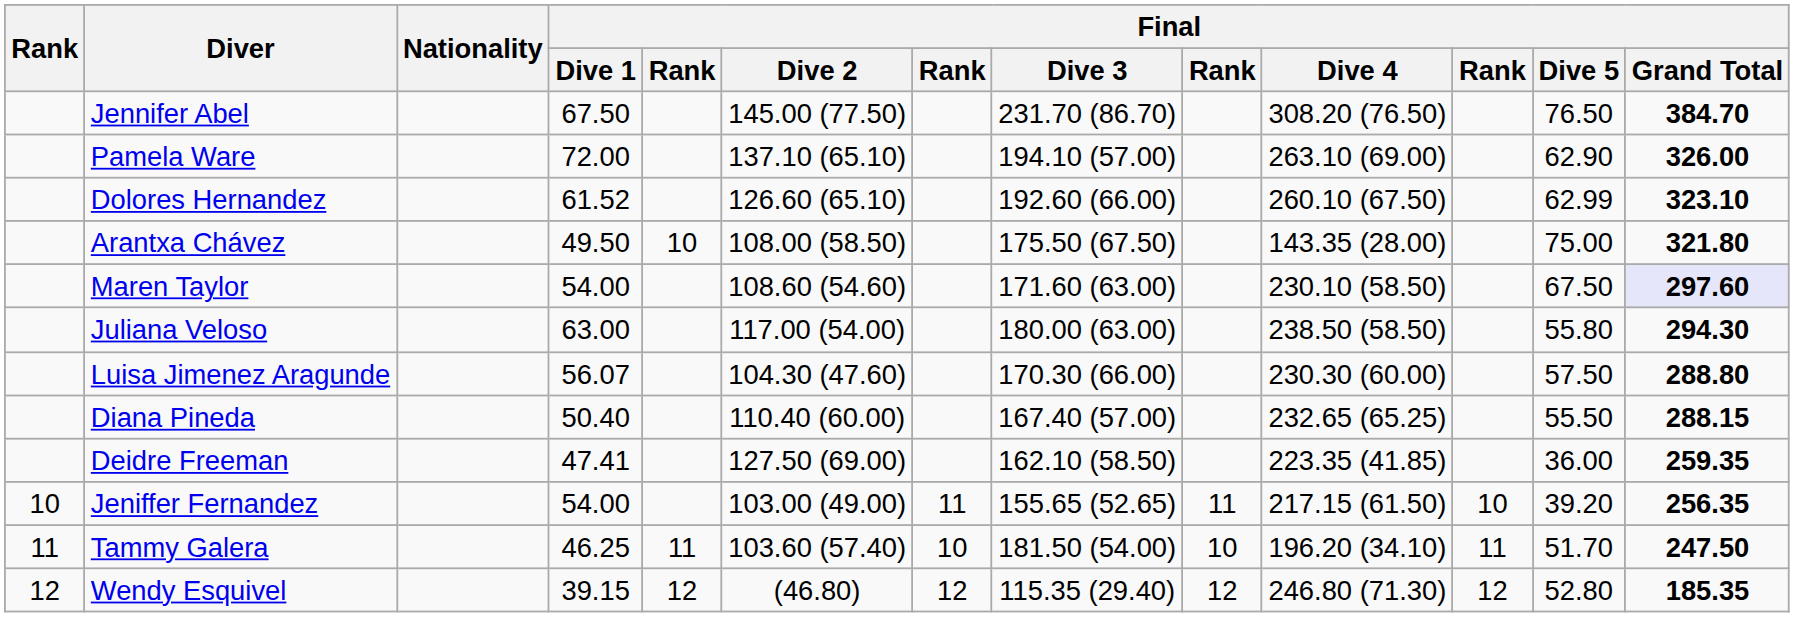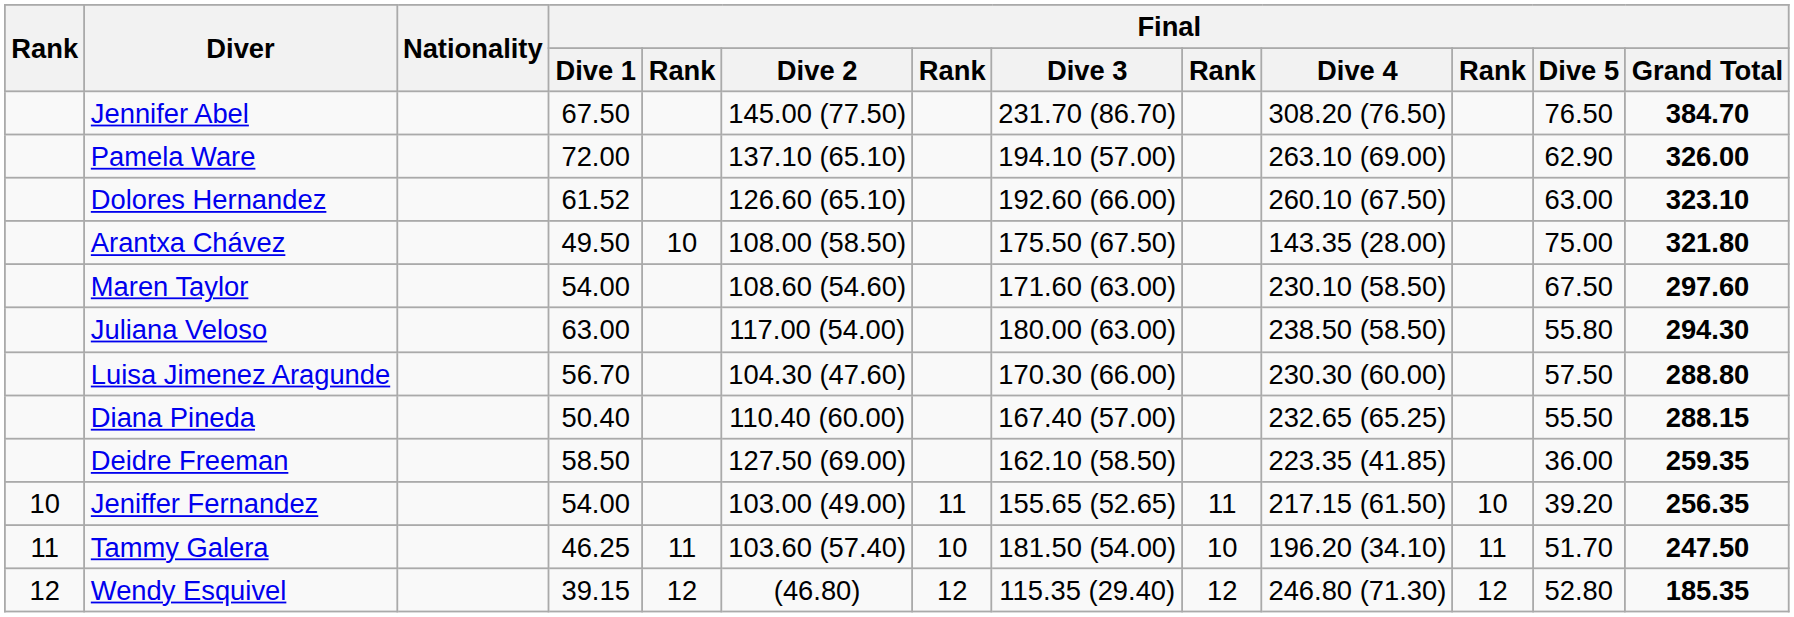(1579, 200) 62.99 -> (1579, 200) 63.00
(1708, 287) lavender background -> (1708, 287) no background
(596, 373) 56.07 -> (596, 373) 56.70
(596, 460) 47.41 -> (596, 460) 58.50
